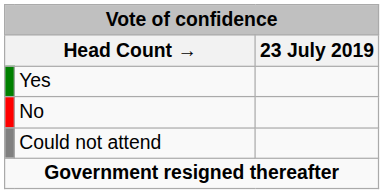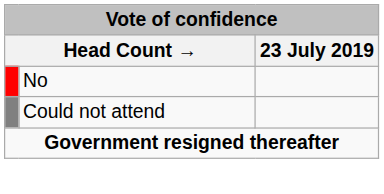- row: (35, 81)
